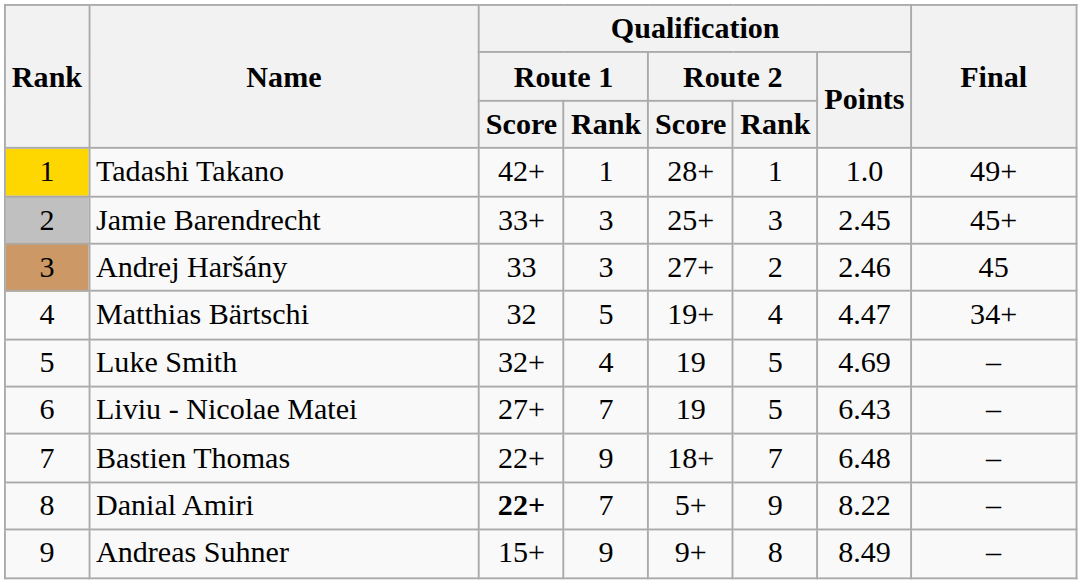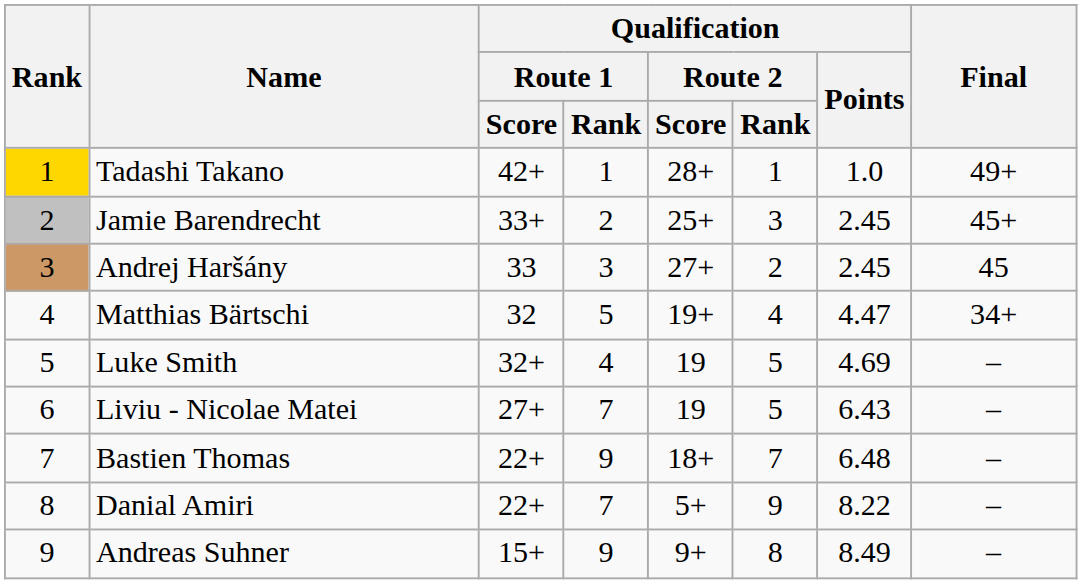(606, 219) 3 -> (606, 219) 2
(864, 266) 2.46 -> (864, 266) 2.45
(521, 505) bold -> (521, 505) normal
